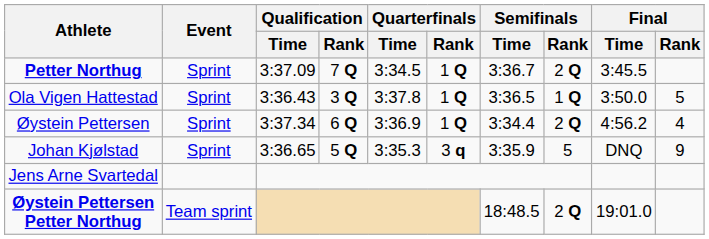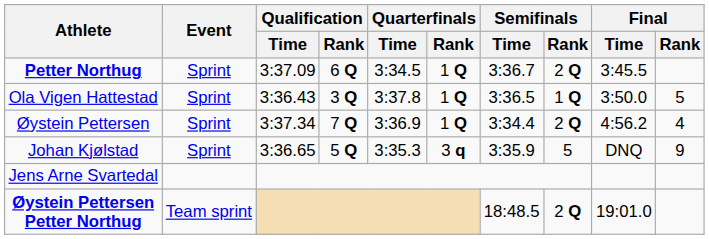(344, 71) 7 Q -> (344, 71) 6 Q
(344, 124) 6 Q -> (344, 124) 7 Q
